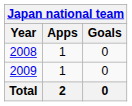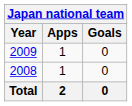rows swapped: (23, 52) <-> (23, 71)
